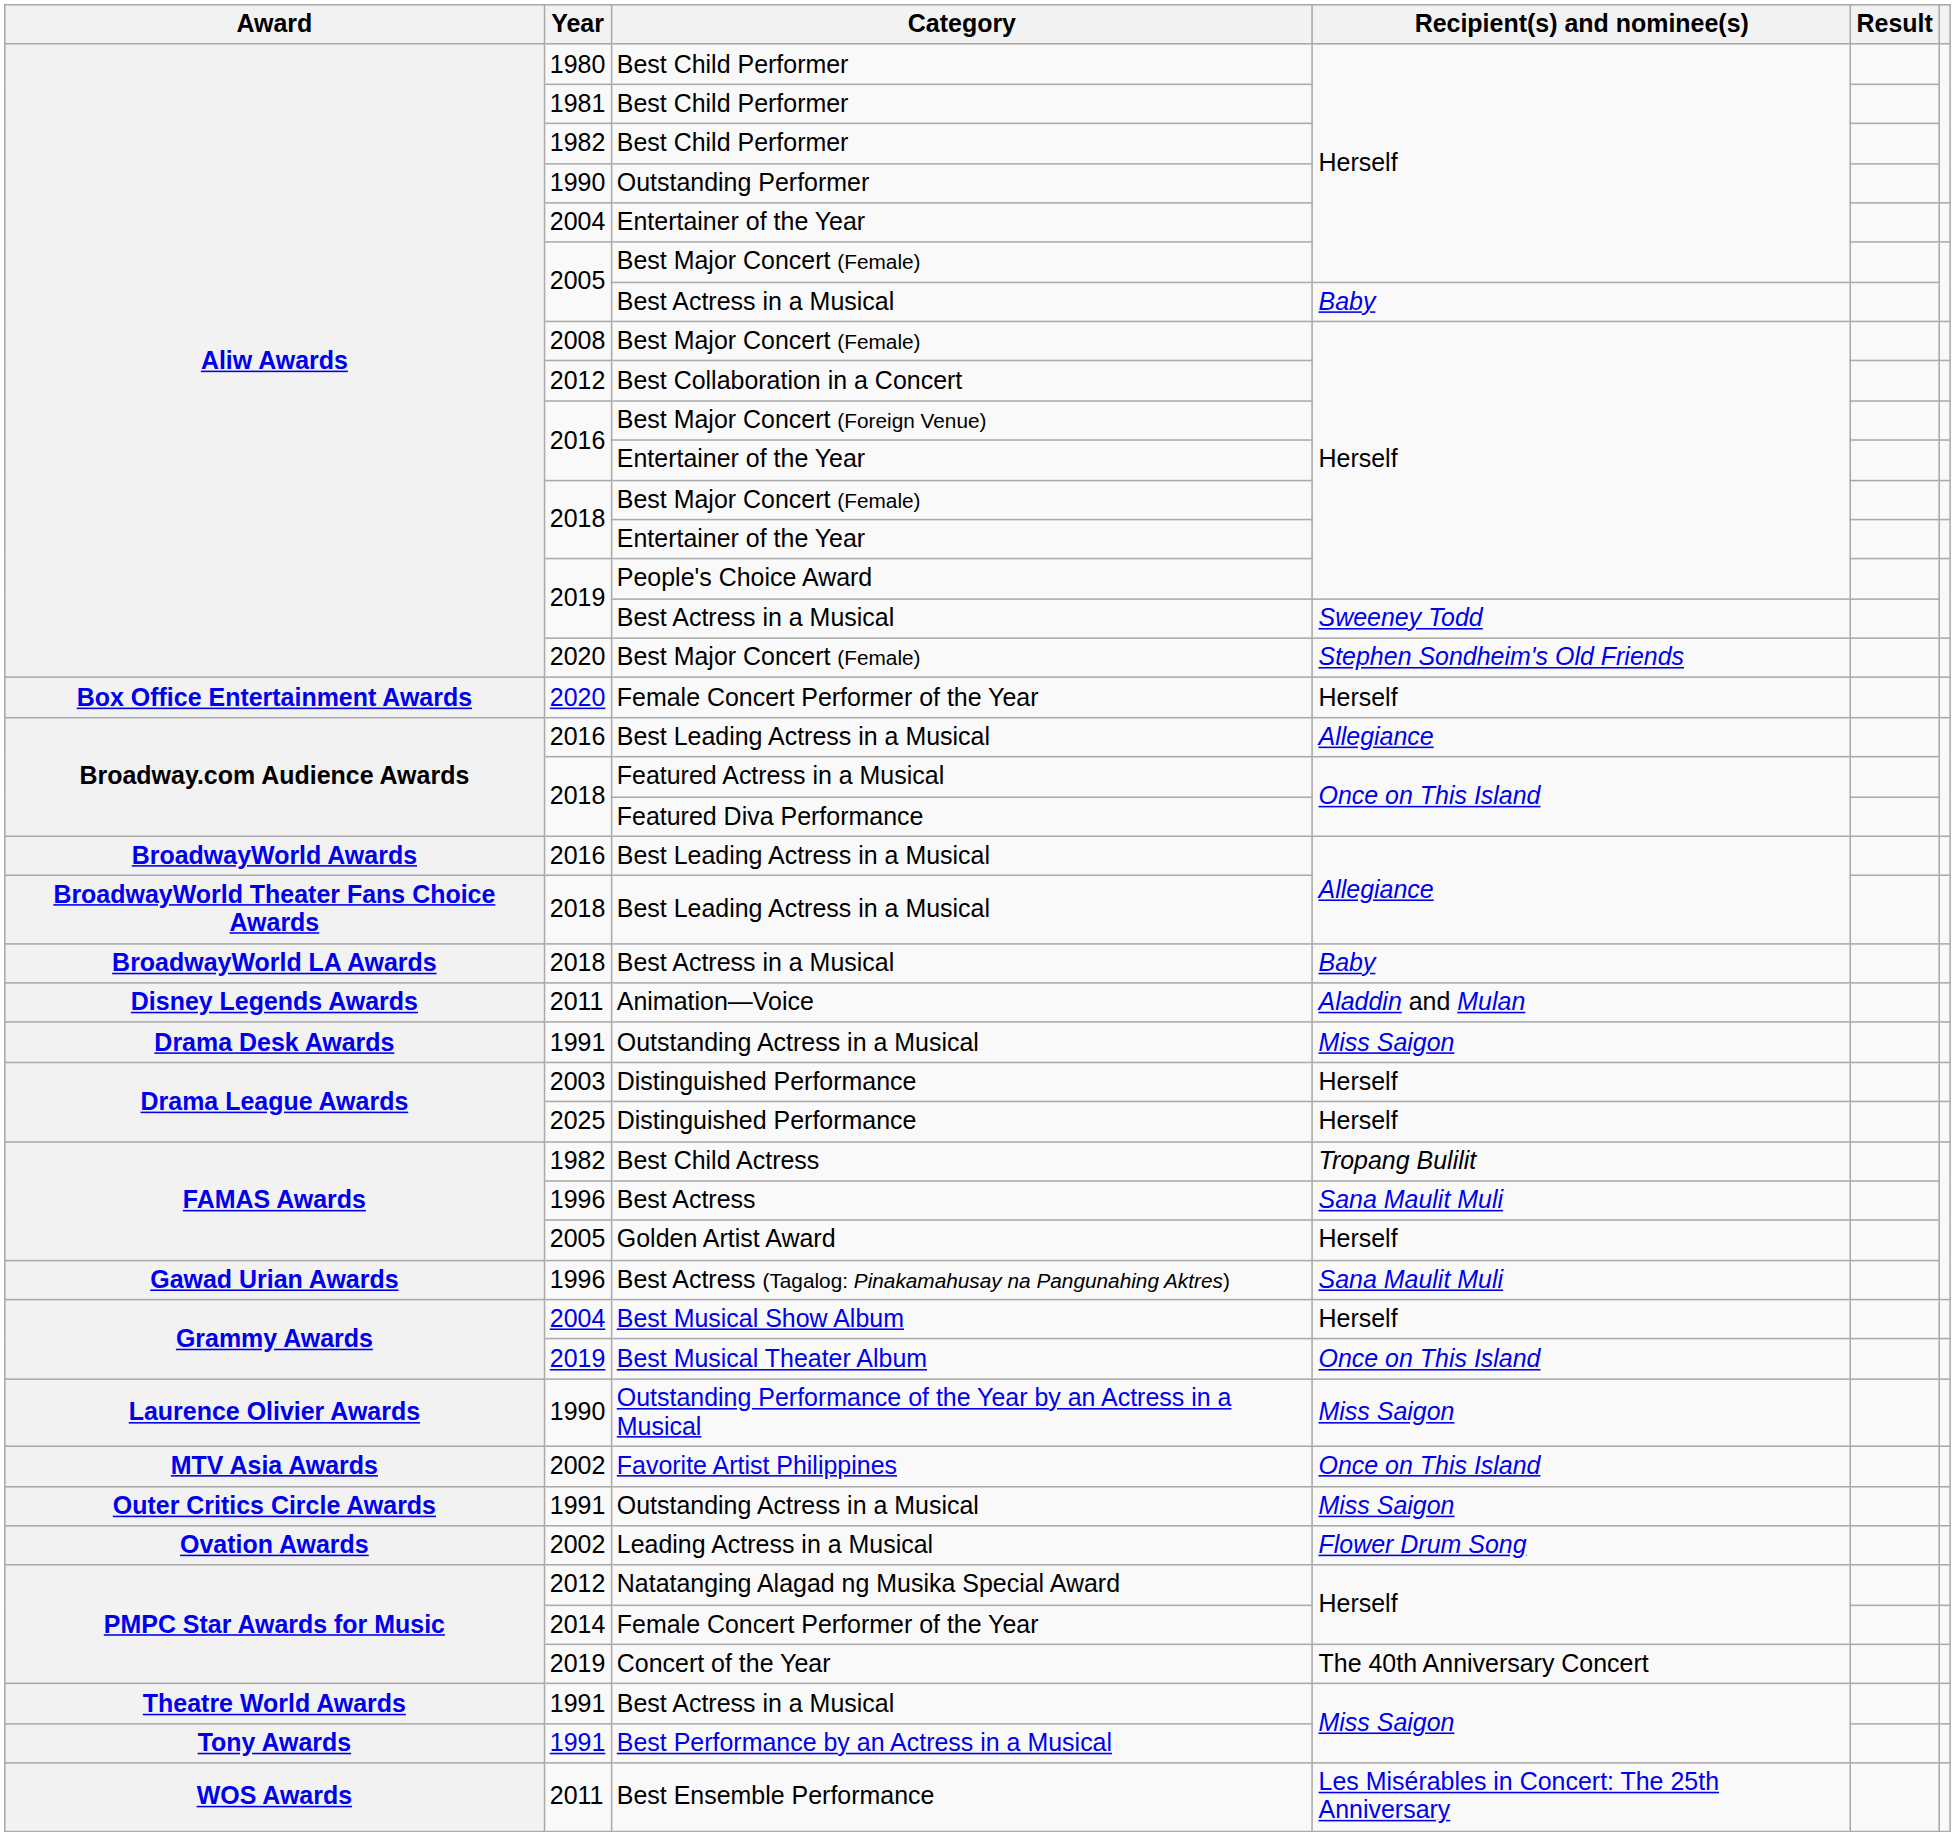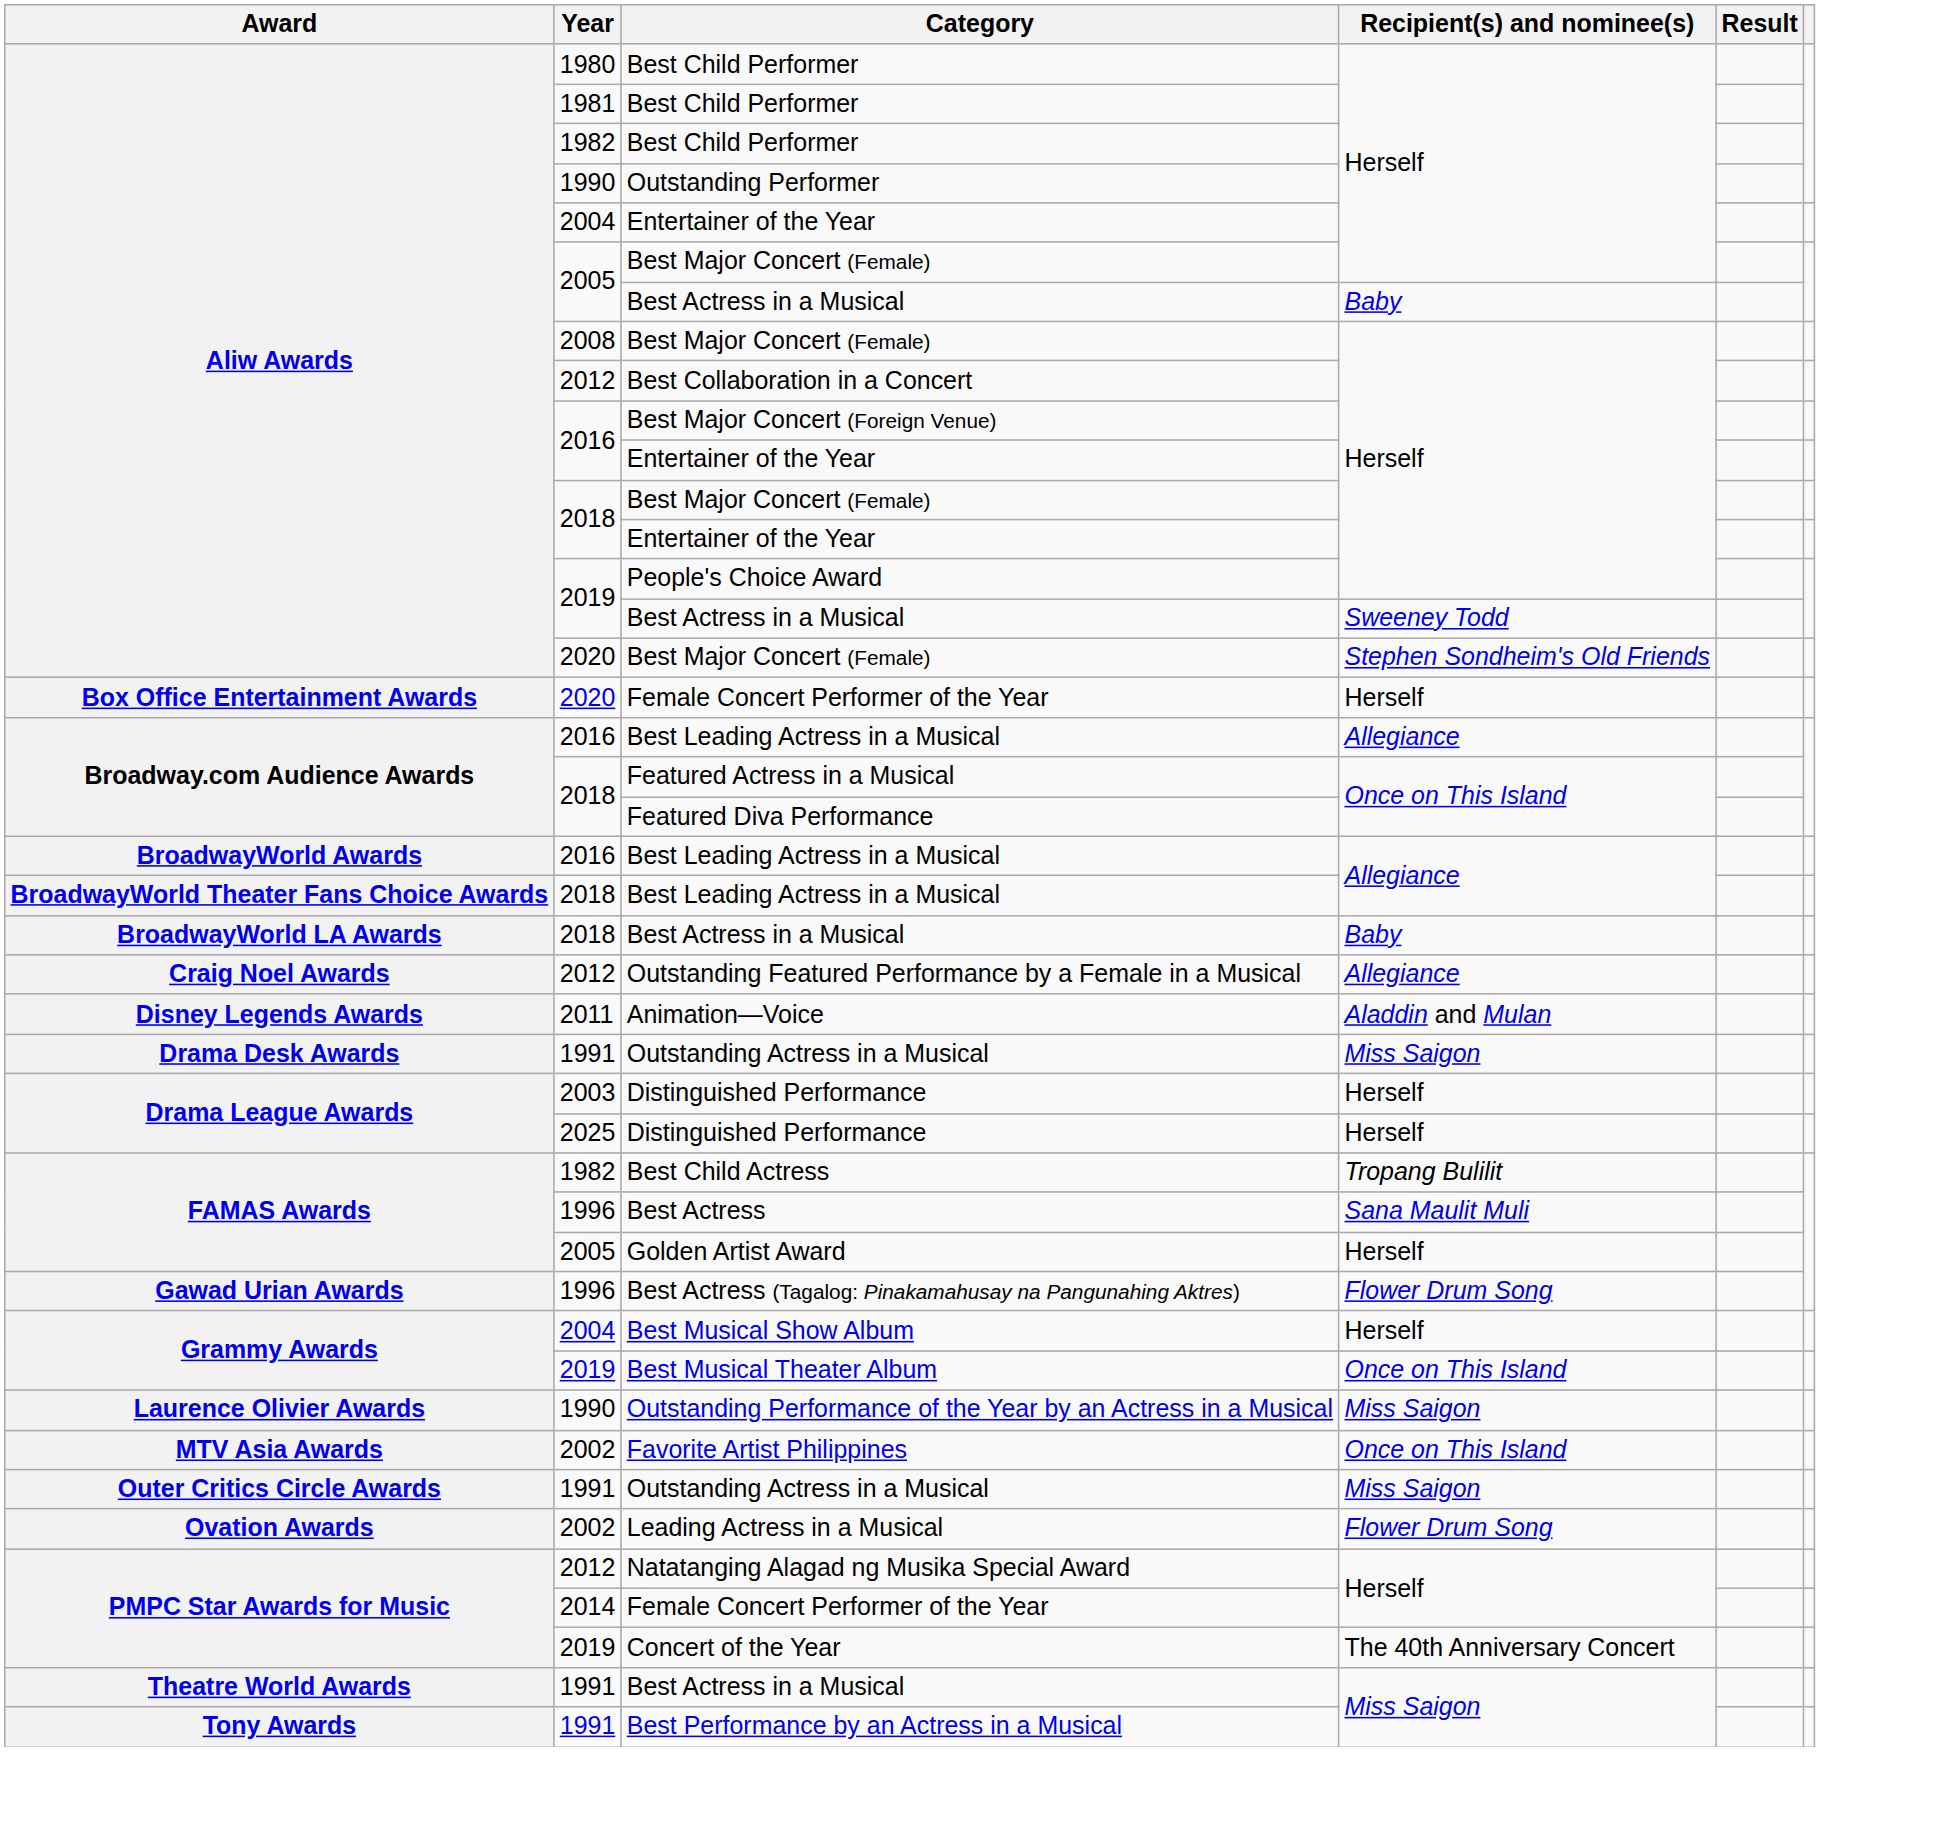+ row: (588, 974)
(1411, 1279) Sana Maulit Muli -> (1449, 1291) Flower Drum Song
- row: (577, 1796)
